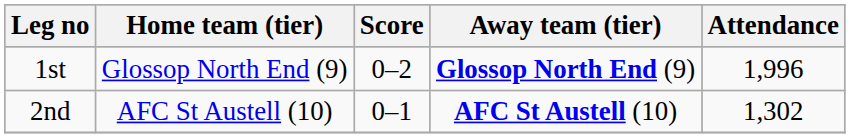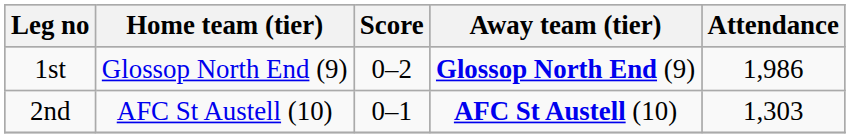(773, 68) 1,996 -> (773, 68) 1,986
(773, 111) 1,302 -> (773, 111) 1,303
